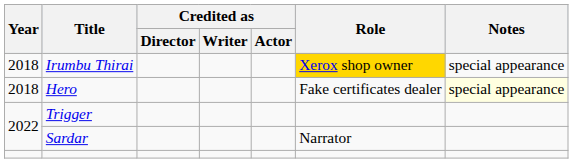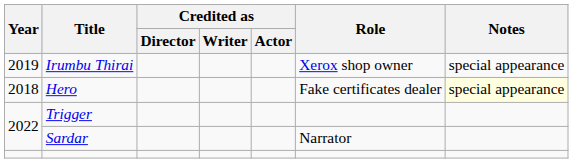(23, 65) 2018 -> (23, 65) 2019
(356, 65) gold background -> (356, 65) no background
